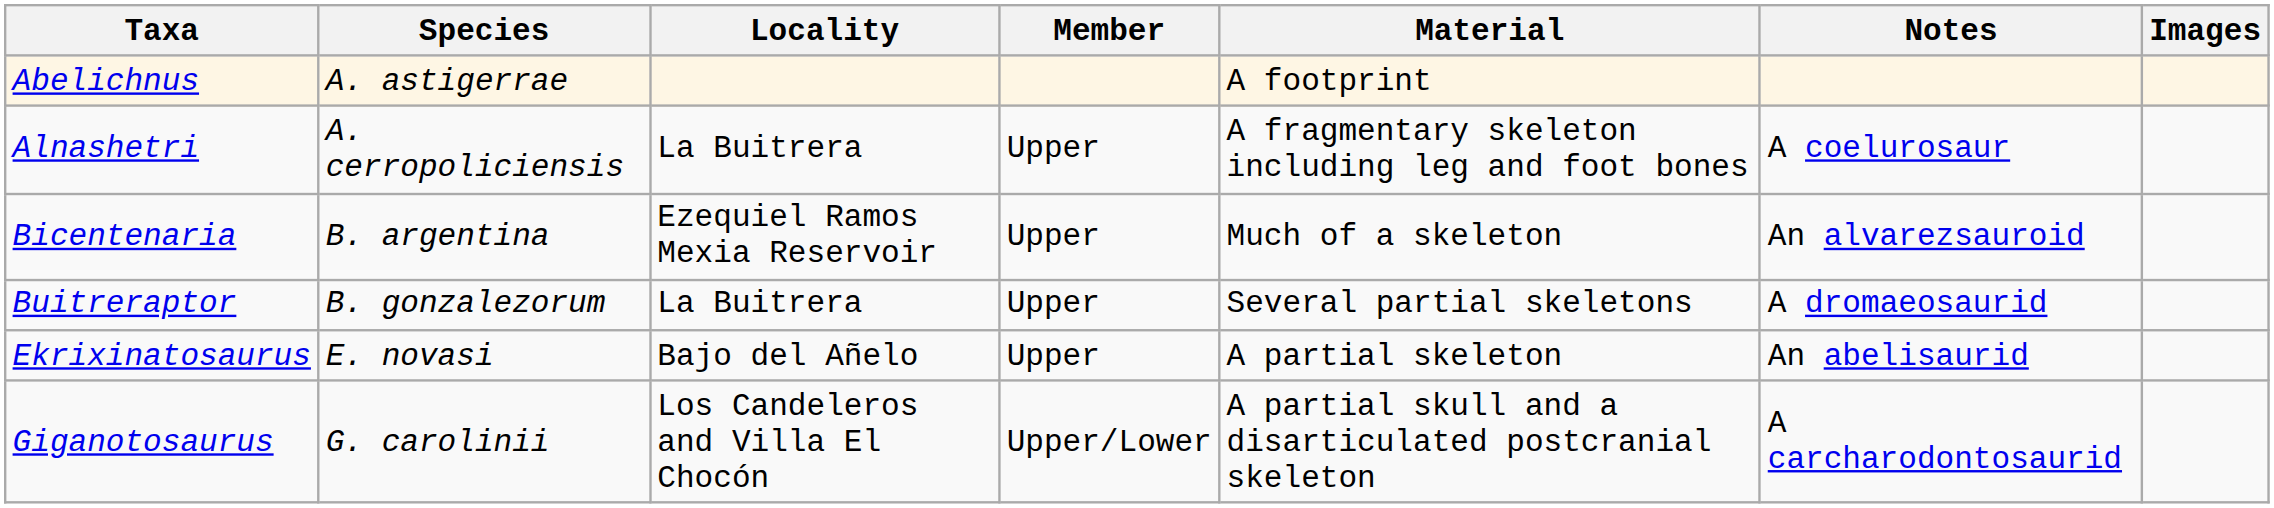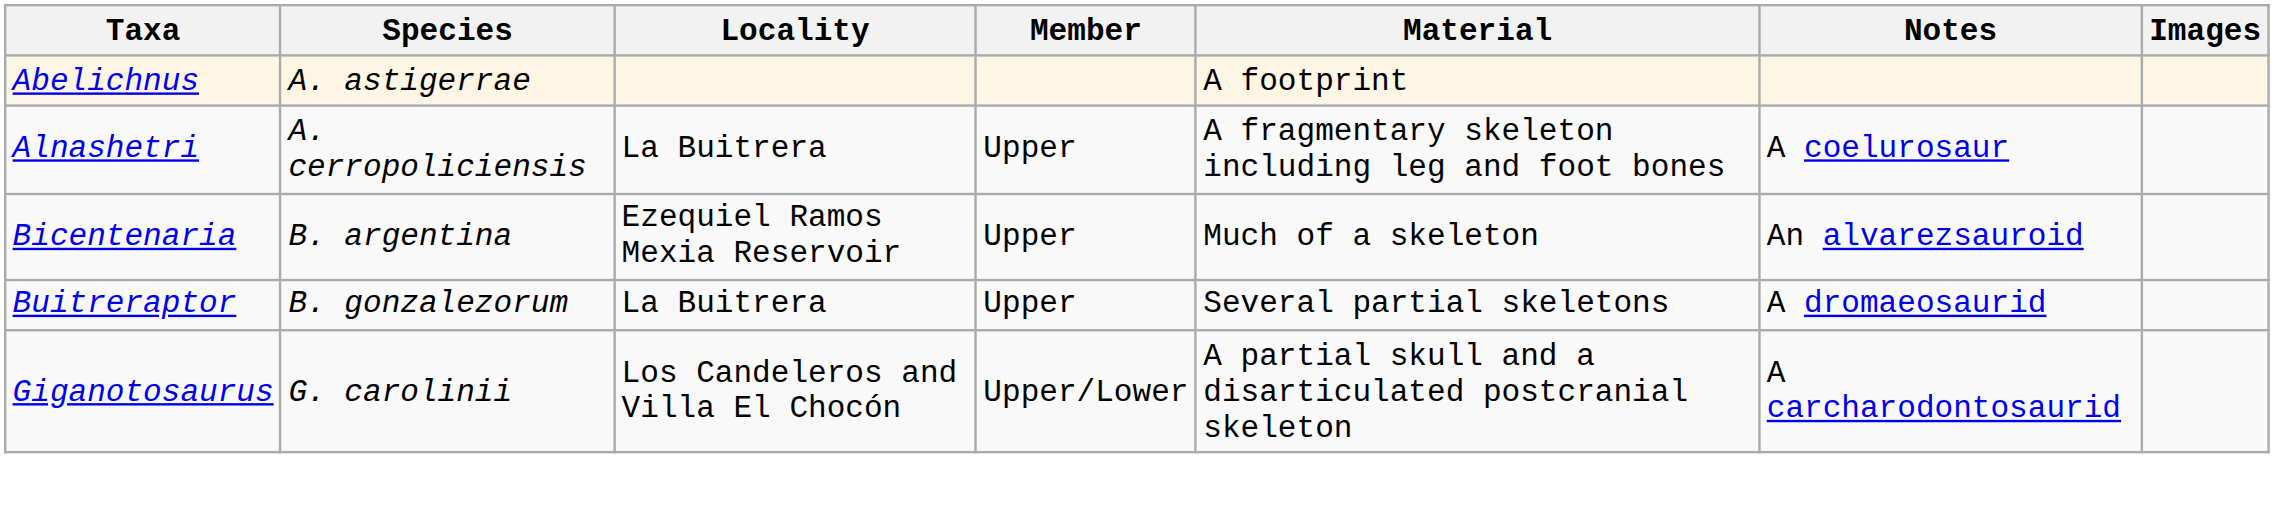- row: (162, 355)
